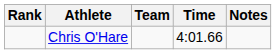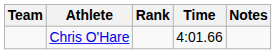columns swapped: (25, 15) <-> (152, 15)
